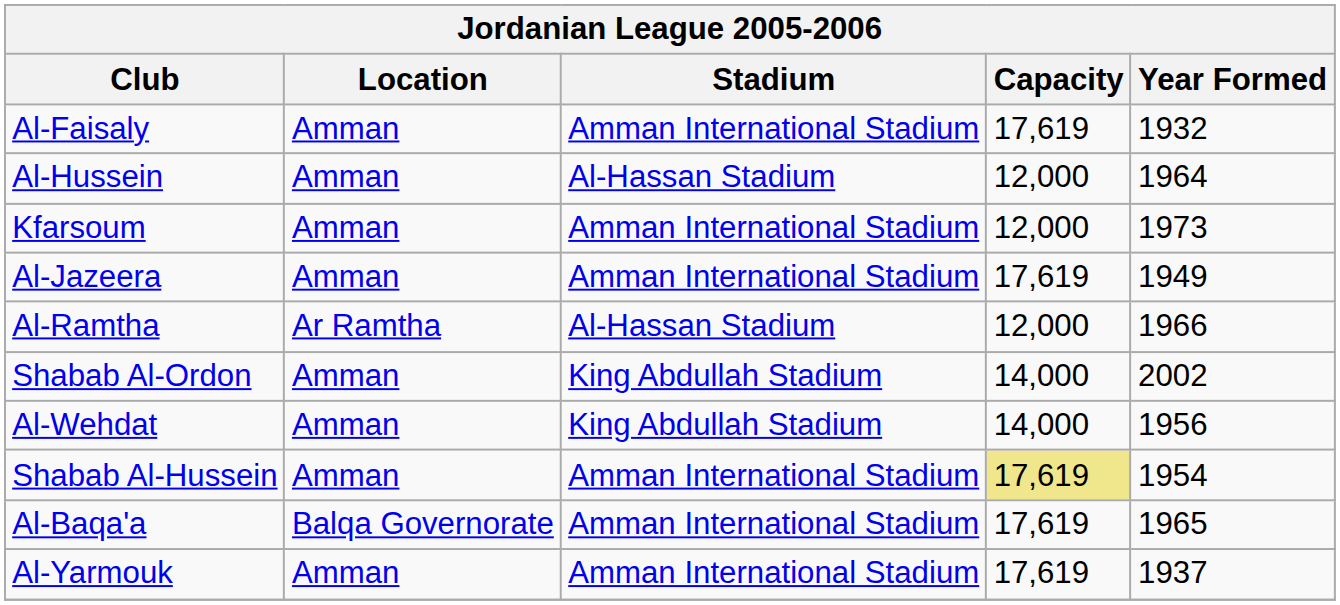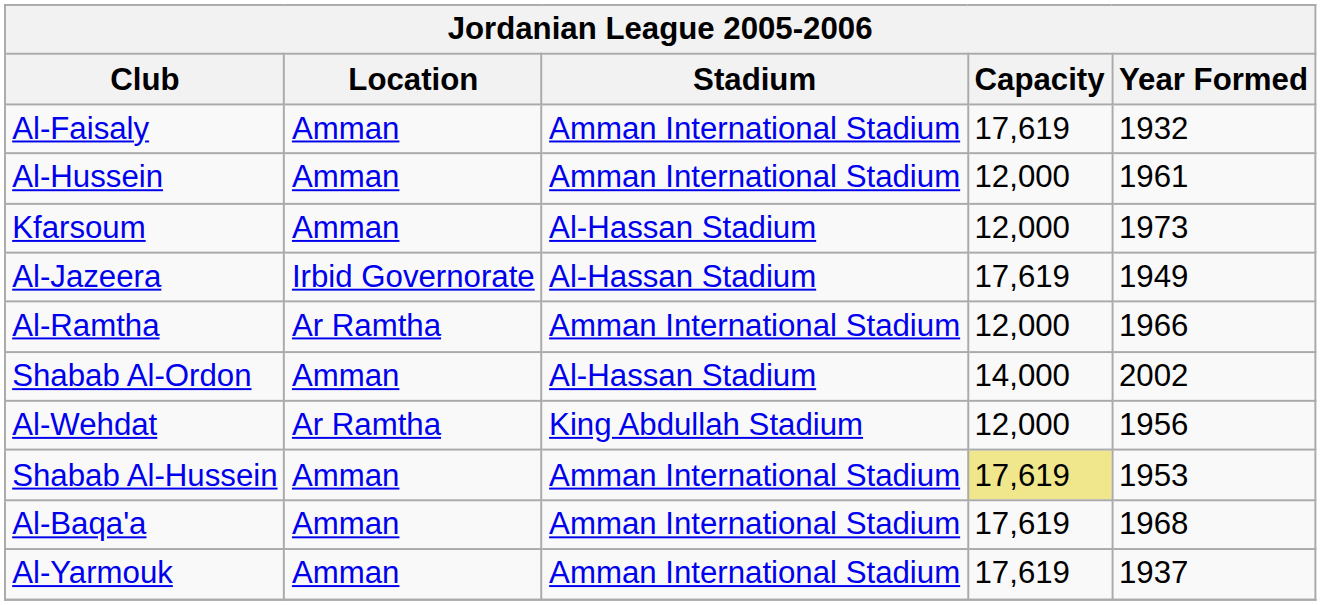(702, 177) Al-Hassan Stadium -> (755, 177) Amman International Stadium
(1173, 177) 1964 -> (1154, 177) 1961
(774, 227) Amman International Stadium -> (683, 227) Al-Hassan Stadium
(346, 276) Amman -> (413, 276) Irbid Governorate
(774, 276) Amman International Stadium -> (683, 276) Al-Hassan Stadium
(702, 326) Al-Hassan Stadium -> (755, 326) Amman International Stadium
(725, 375) King Abdullah Stadium -> (683, 375) Al-Hassan Stadium
(346, 425) Amman -> (366, 425) Ar Ramtha
(1041, 425) 14,000 -> (1022, 425) 12,000
(1173, 474) 1954 -> (1154, 474) 1953
(423, 524) Balqa Governorate -> (346, 524) Amman
(1173, 524) 1965 -> (1154, 524) 1968
